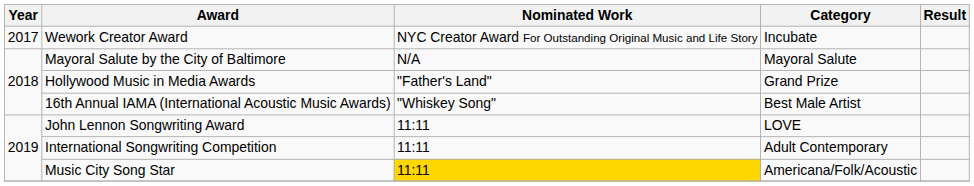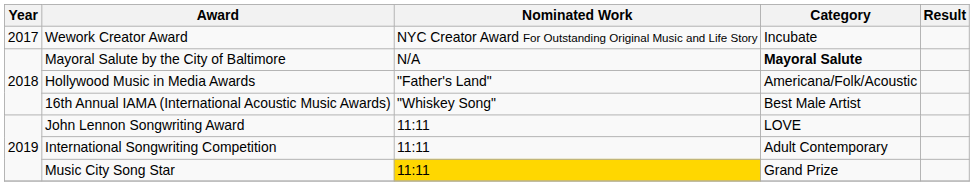(810, 59) normal -> (813, 59) bold
(801, 81) Grand Prize -> (841, 81) Americana/Folk/Acoustic
(841, 170) Americana/Folk/Acoustic -> (801, 170) Grand Prize
